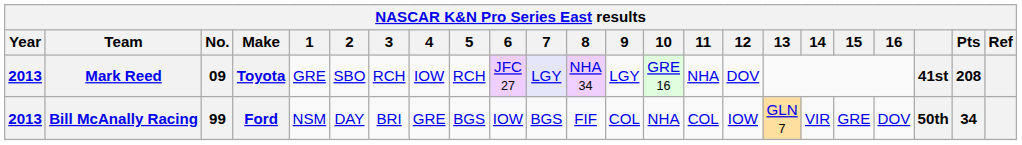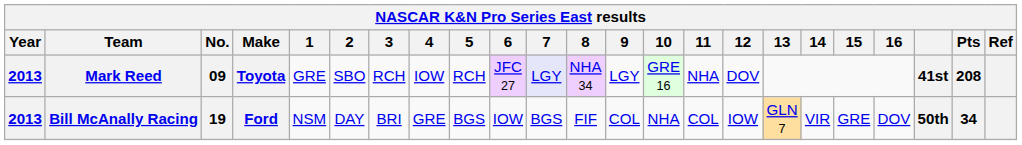(217, 118) 99 -> (217, 118) 19
